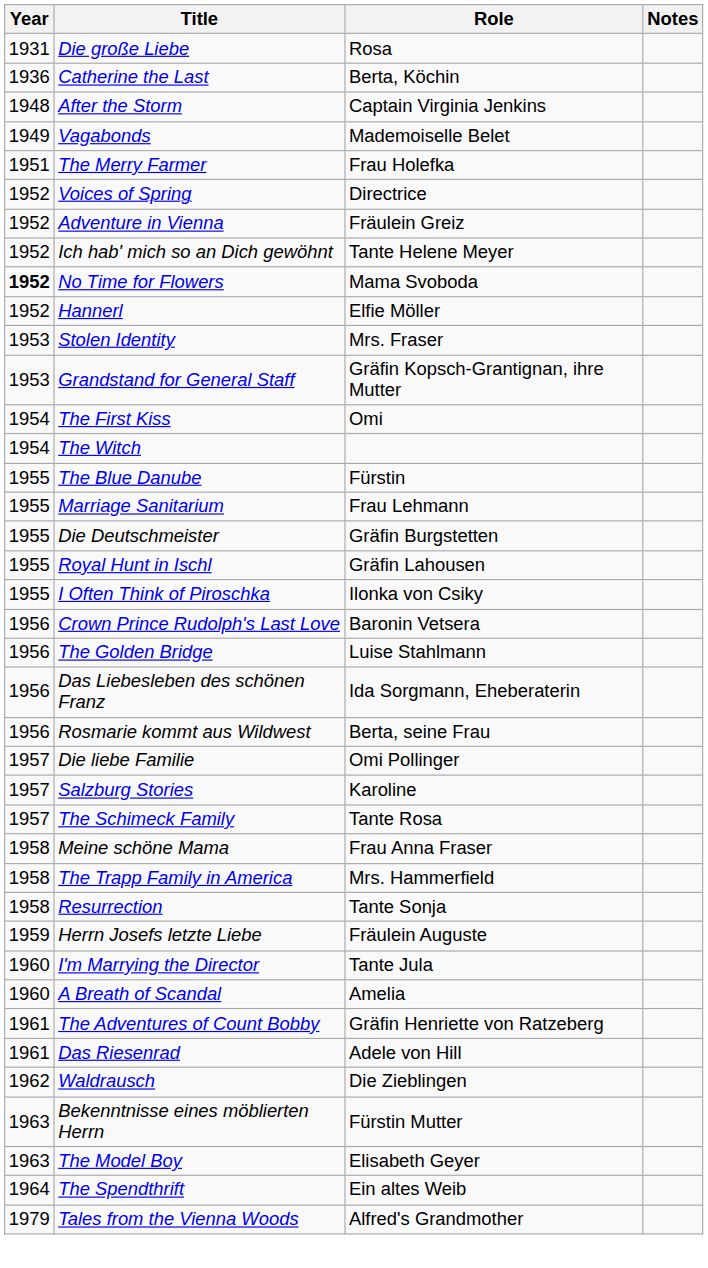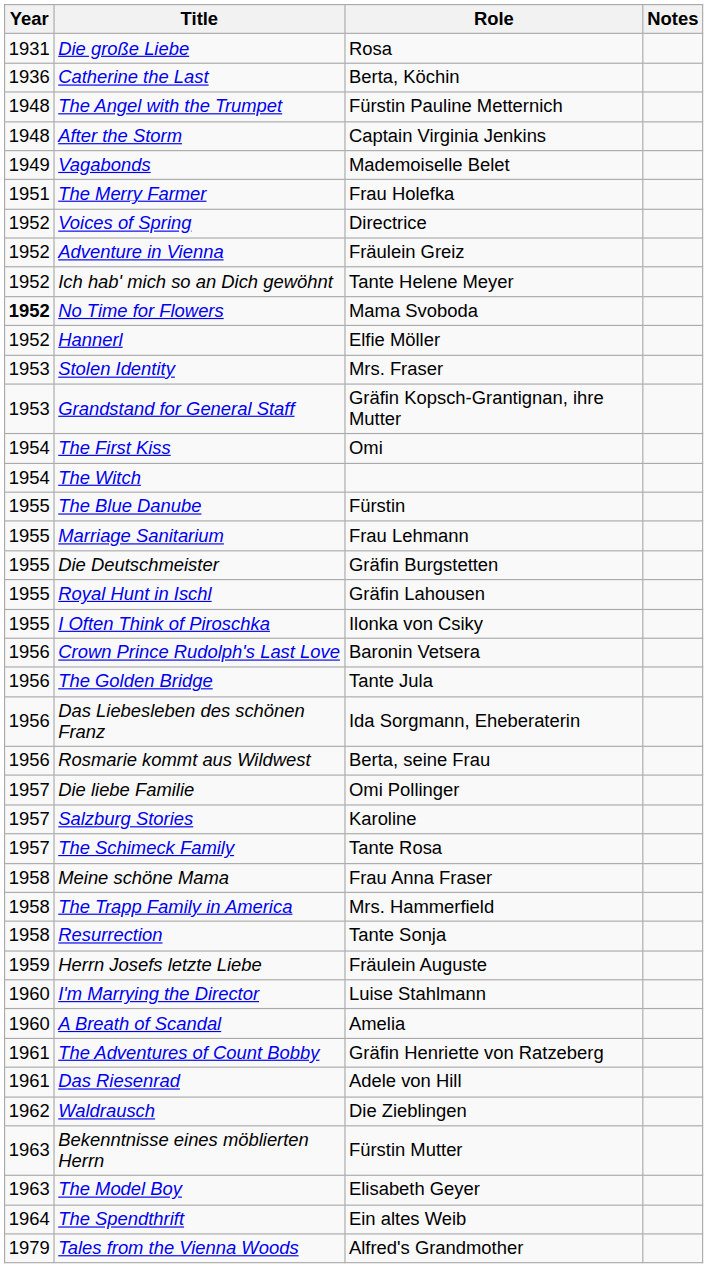+ row: (170, 106)
(418, 652) Luise Stahlmann -> (391, 681) Tante Jula
(391, 965) Tante Jula -> (418, 994) Luise Stahlmann
